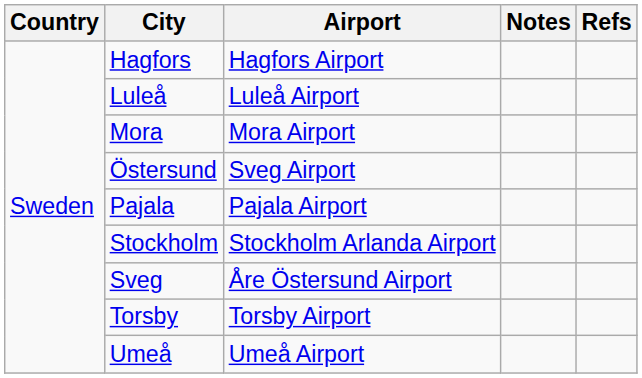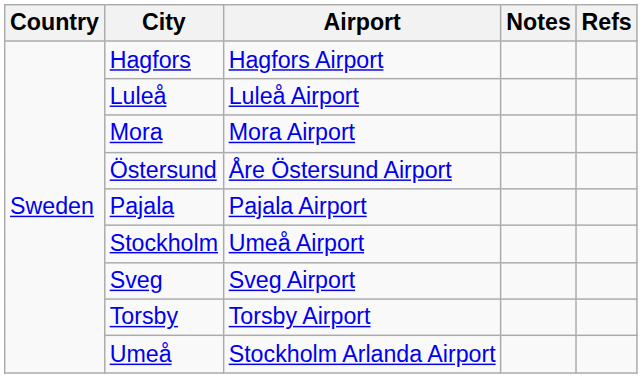(292, 170) Sveg Airport -> (340, 170) Åre Östersund Airport
(362, 243) Stockholm Arlanda Airport -> (296, 243) Umeå Airport
(340, 280) Åre Östersund Airport -> (292, 280) Sveg Airport
(296, 354) Umeå Airport -> (362, 354) Stockholm Arlanda Airport
